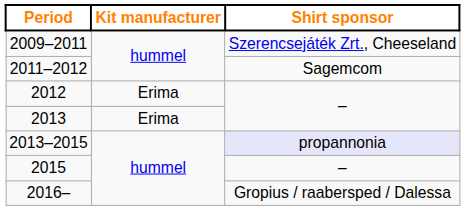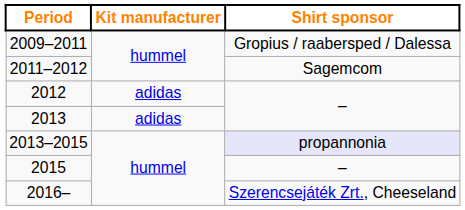(342, 43) Szerencsejáték Zrt., Cheeseland -> (342, 43) Gropius / raabersped / Dalessa
(158, 93) Erima -> (158, 93) adidas
(158, 118) Erima -> (158, 118) adidas
(342, 192) Gropius / raabersped / Dalessa -> (342, 192) Szerencsejáték Zrt., Cheeseland
